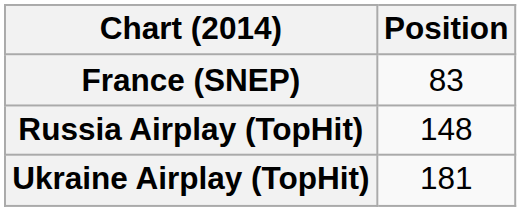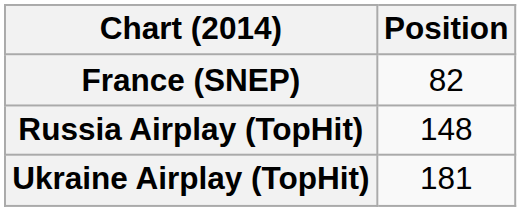(446, 79) 83 -> (446, 79) 82
